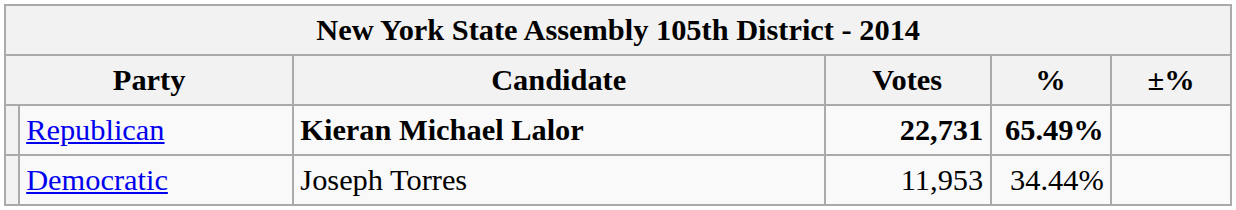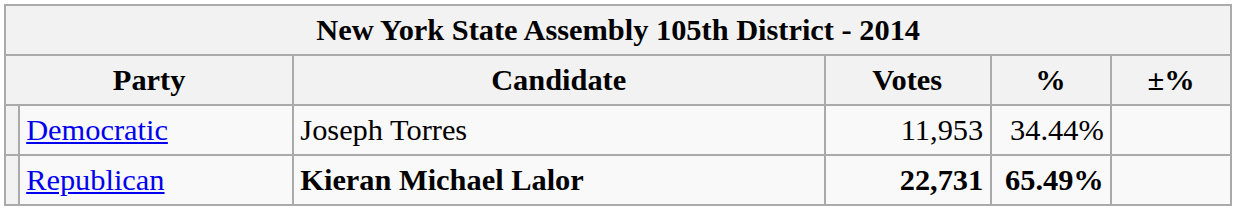rows swapped: (95, 130) <-> (97, 180)
